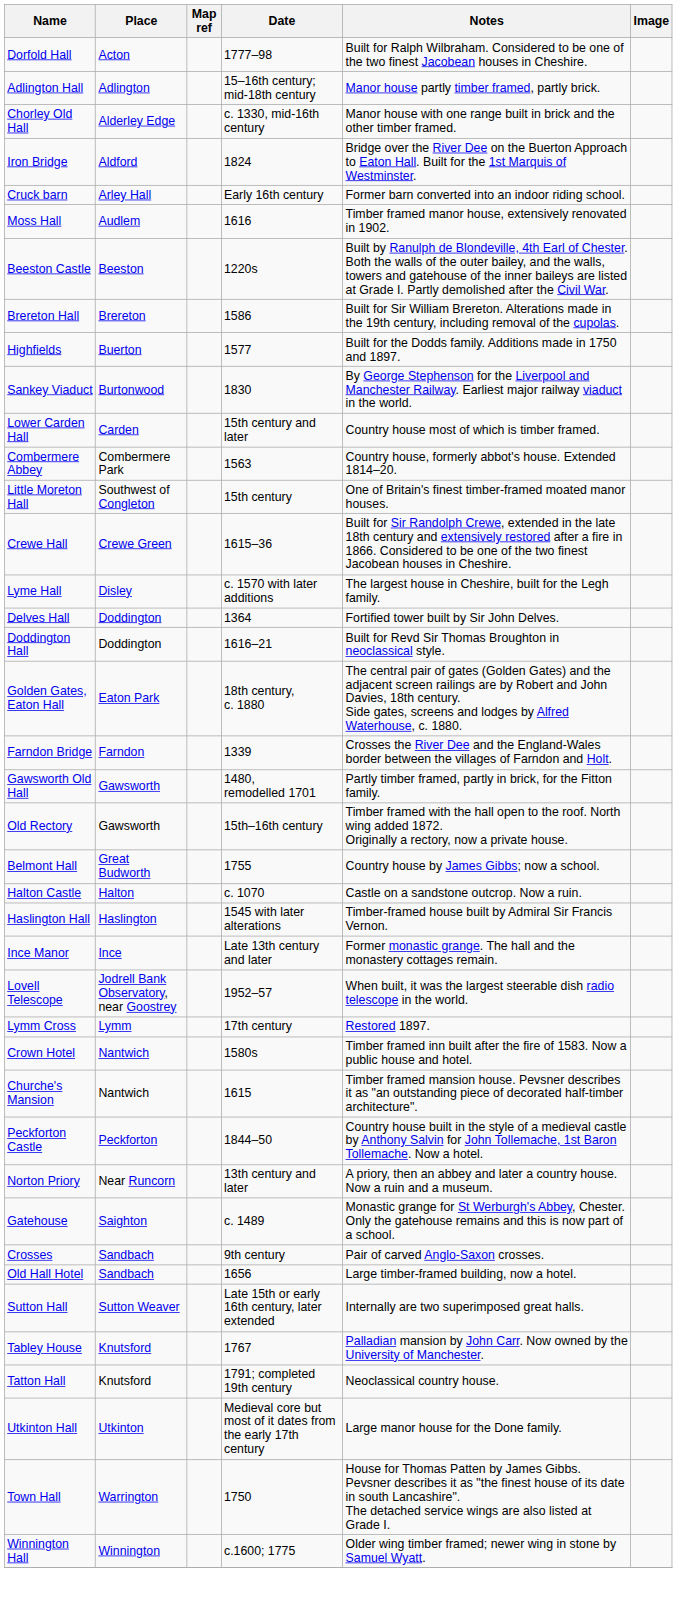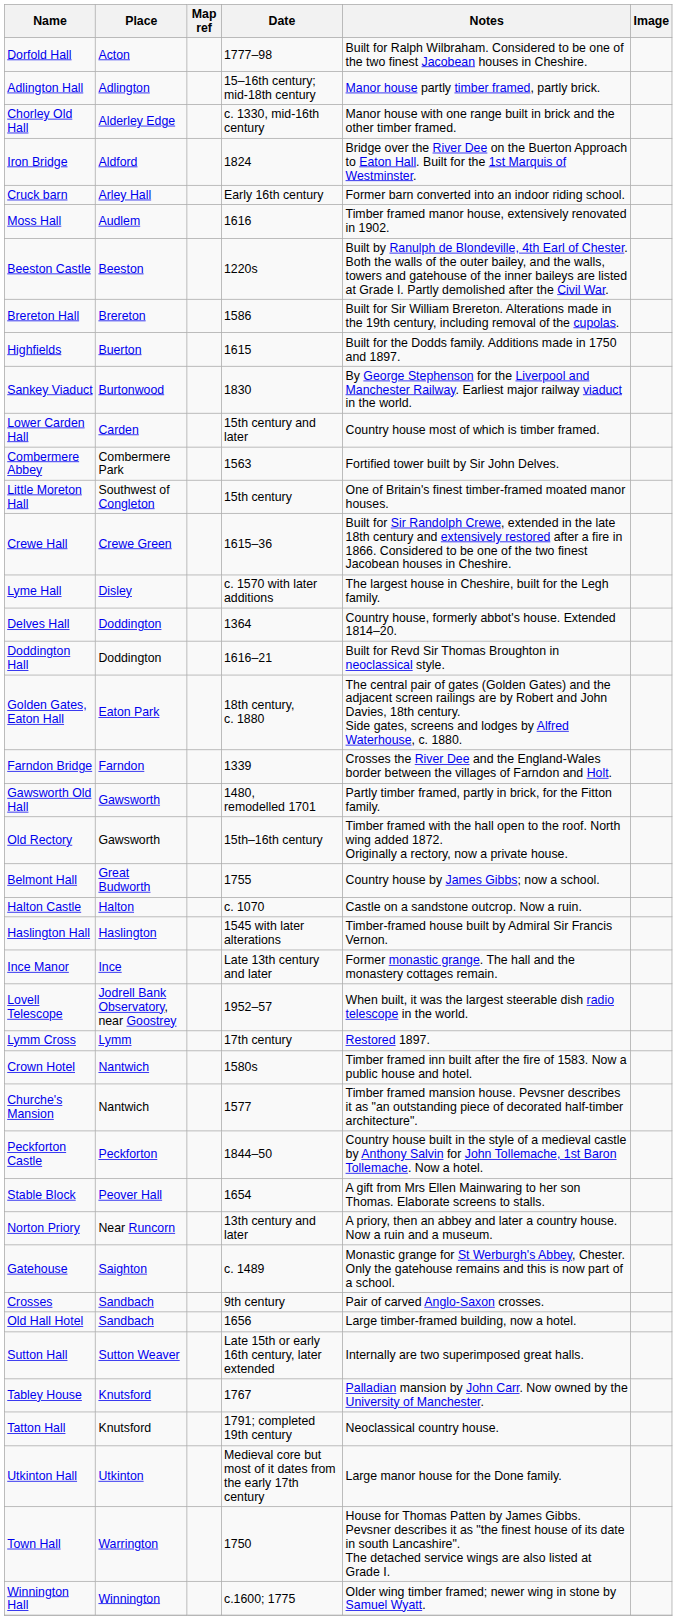(238, 349) 1577 -> (238, 349) 1615
(481, 463) Country house, formerly abbot's house. Extended 1814–20. -> (452, 463) Fortified tower built by Sir John Delves.
(452, 617) Fortified tower built by Sir John Delves. -> (481, 624) Country house, formerly abbot's house. Extended 1814–20.
(238, 1093) 1615 -> (238, 1107) 1577
+ row: (41, 1195)
